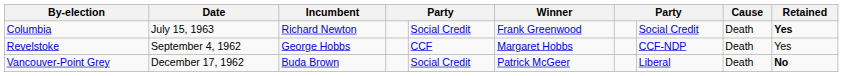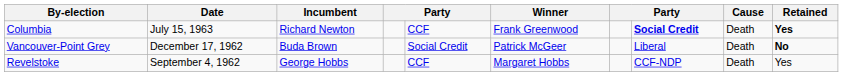(441, 29) Social Credit -> (418, 29) CCF
(669, 29) normal -> (666, 29) bold
rows swapped: (58, 63) <-> (33, 46)
